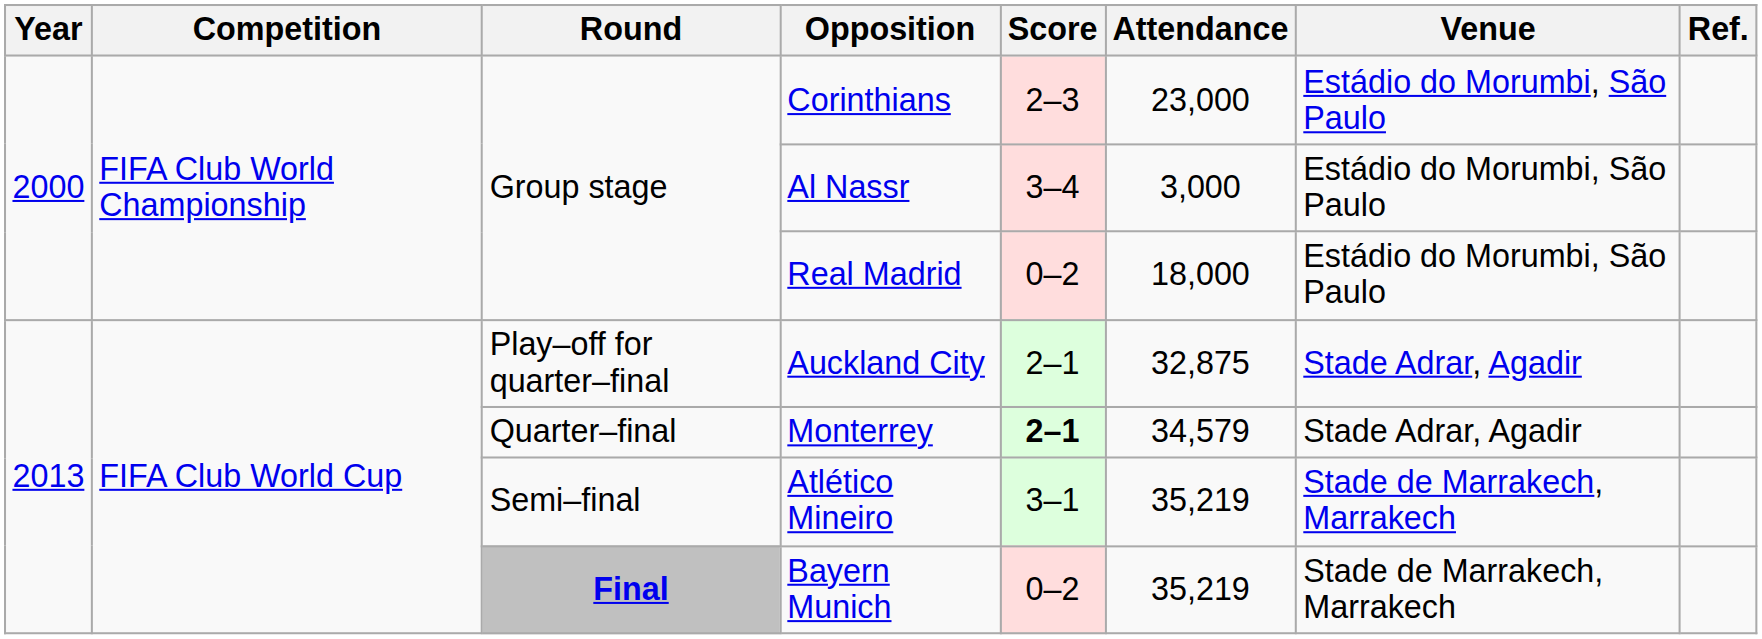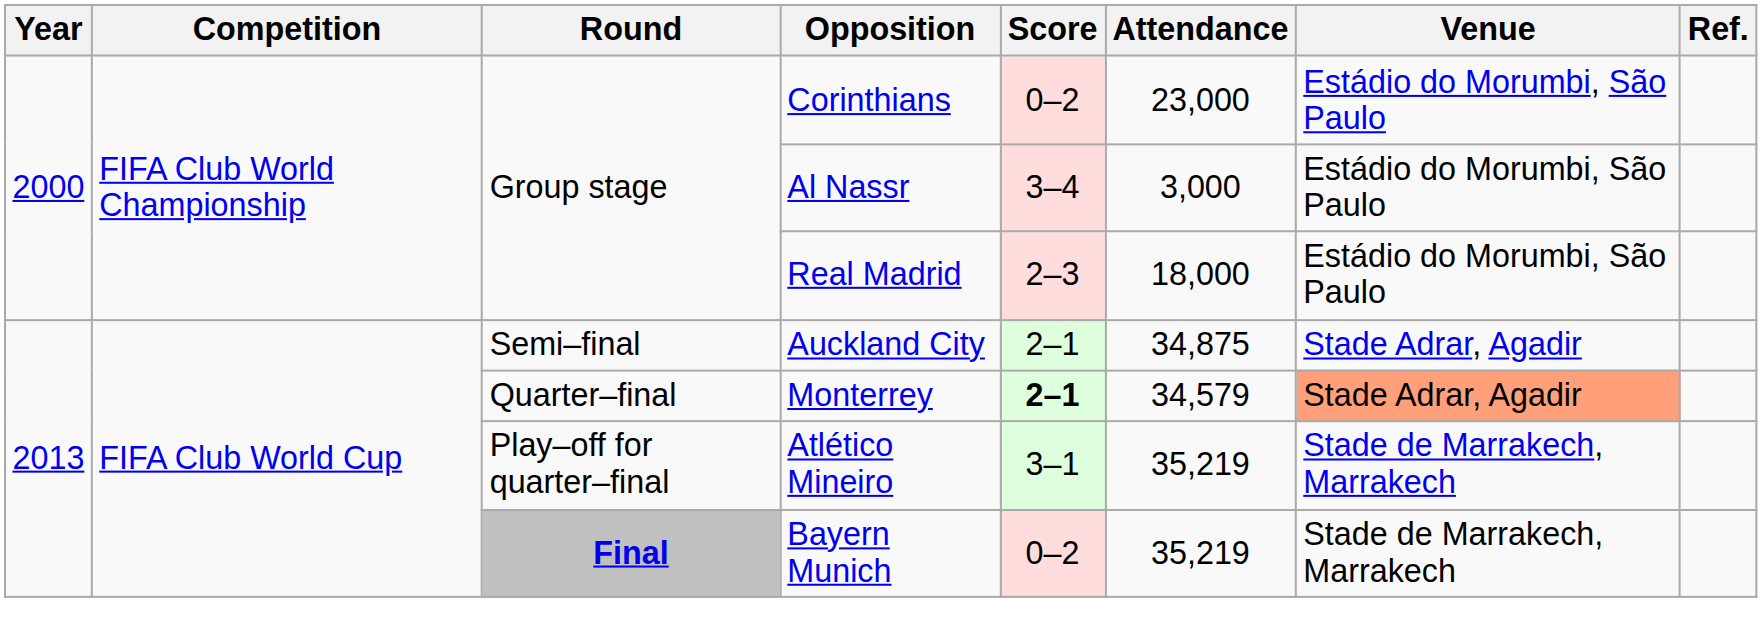(1053, 99) 2–3 -> (1053, 99) 0–2
(1053, 274) 0–2 -> (1053, 274) 2–3
(579, 362) Play–off for quarter–final -> (565, 344) Semi–final
(1200, 362) 32,875 -> (1200, 344) 34,875
(1443, 431) no background -> (1443, 395) lightsalmon background
(565, 501) Semi–final -> (579, 464) Play–off for quarter–final
